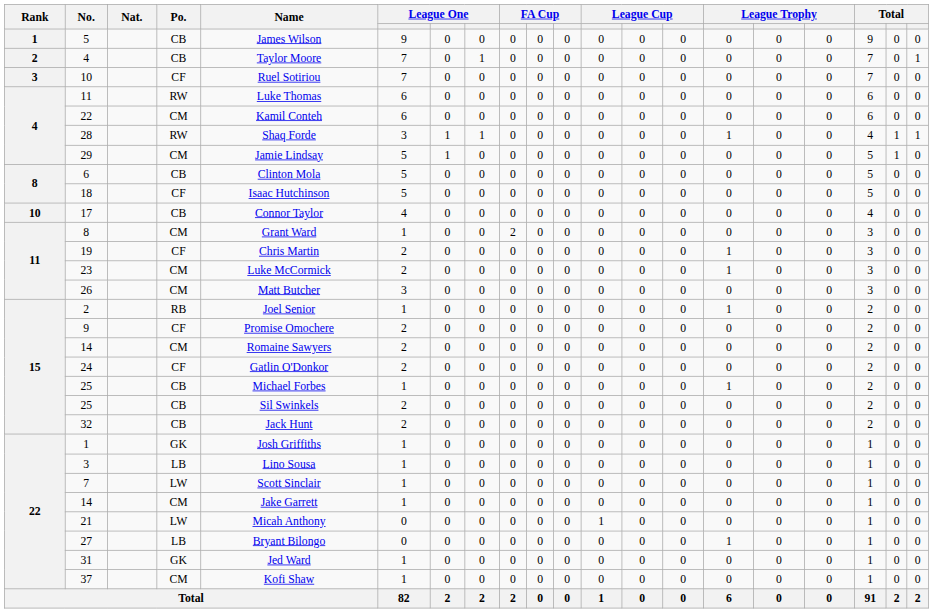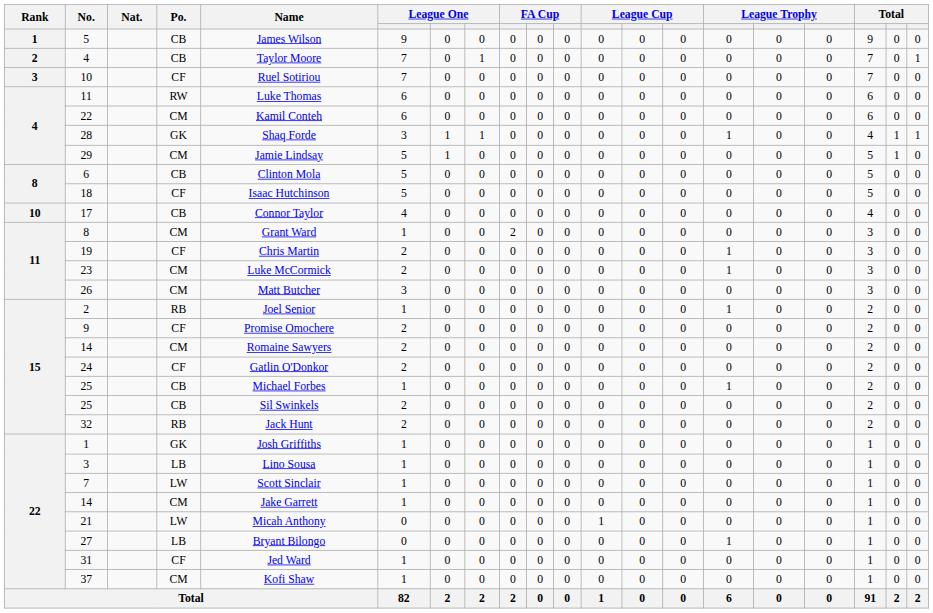(179, 135) RW -> (179, 135) GK
(179, 425) CB -> (179, 425) RB
(179, 560) GK -> (179, 560) CF
